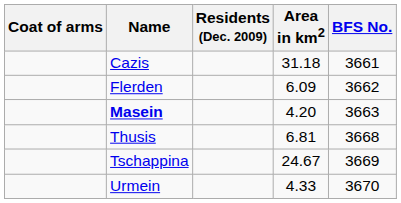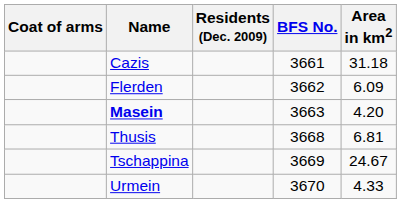columns swapped: (301, 27) <-> (362, 27)
